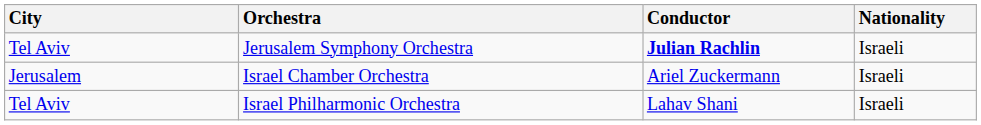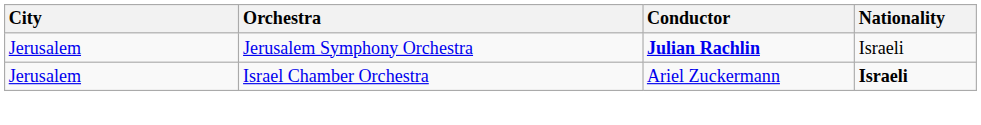(39, 47) Tel Aviv -> (45, 47) Jerusalem
(881, 76) normal -> (883, 76) bold
- row: (352, 104)
